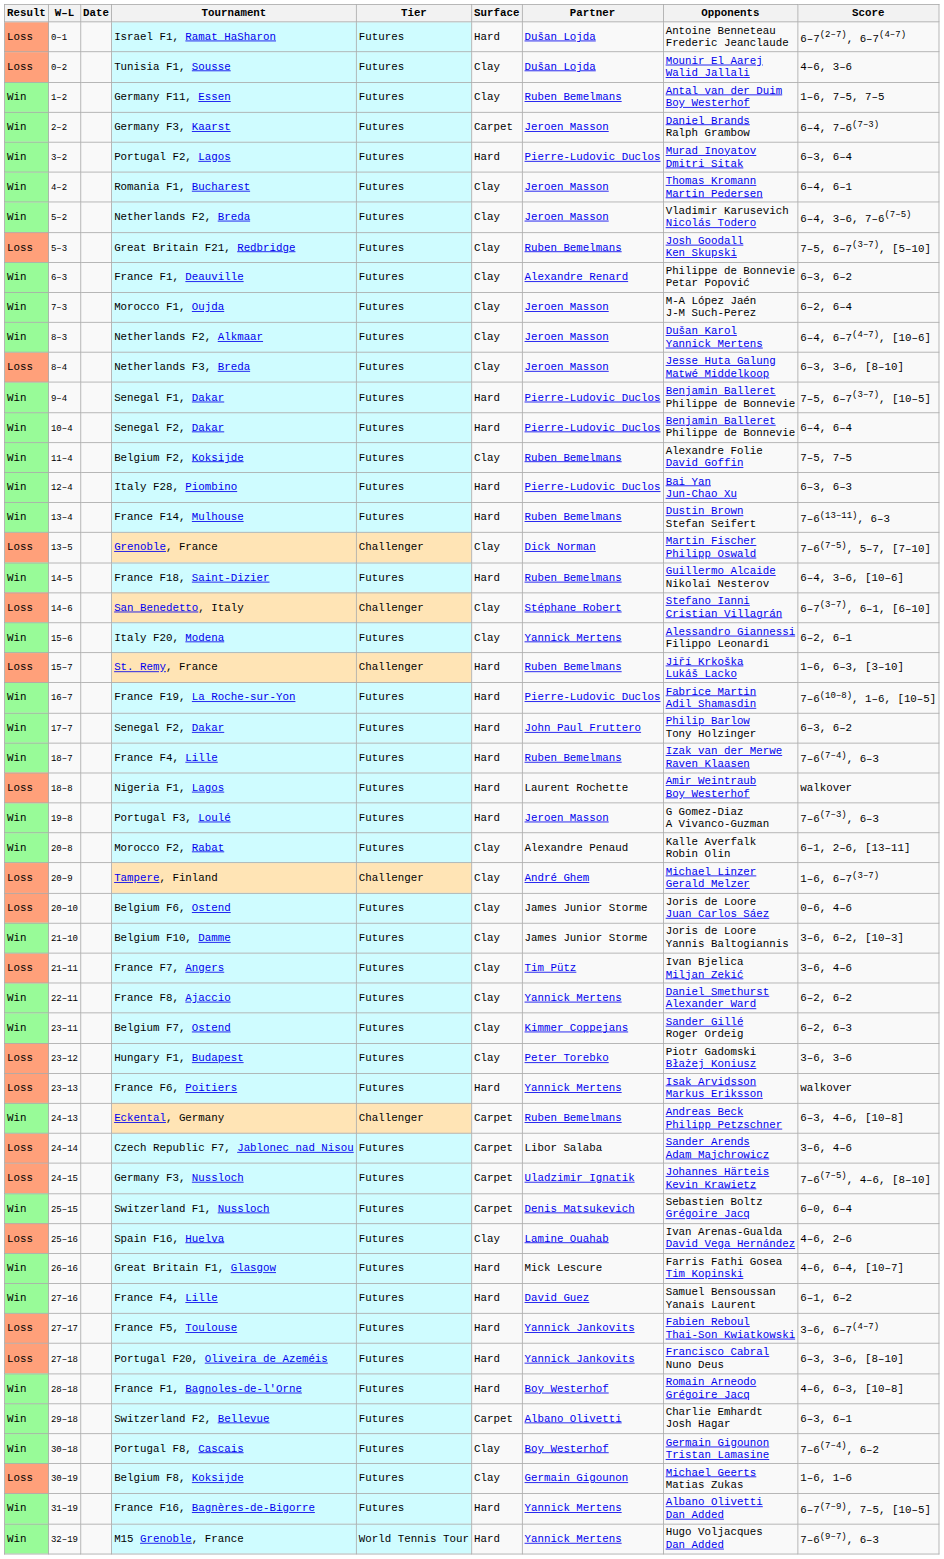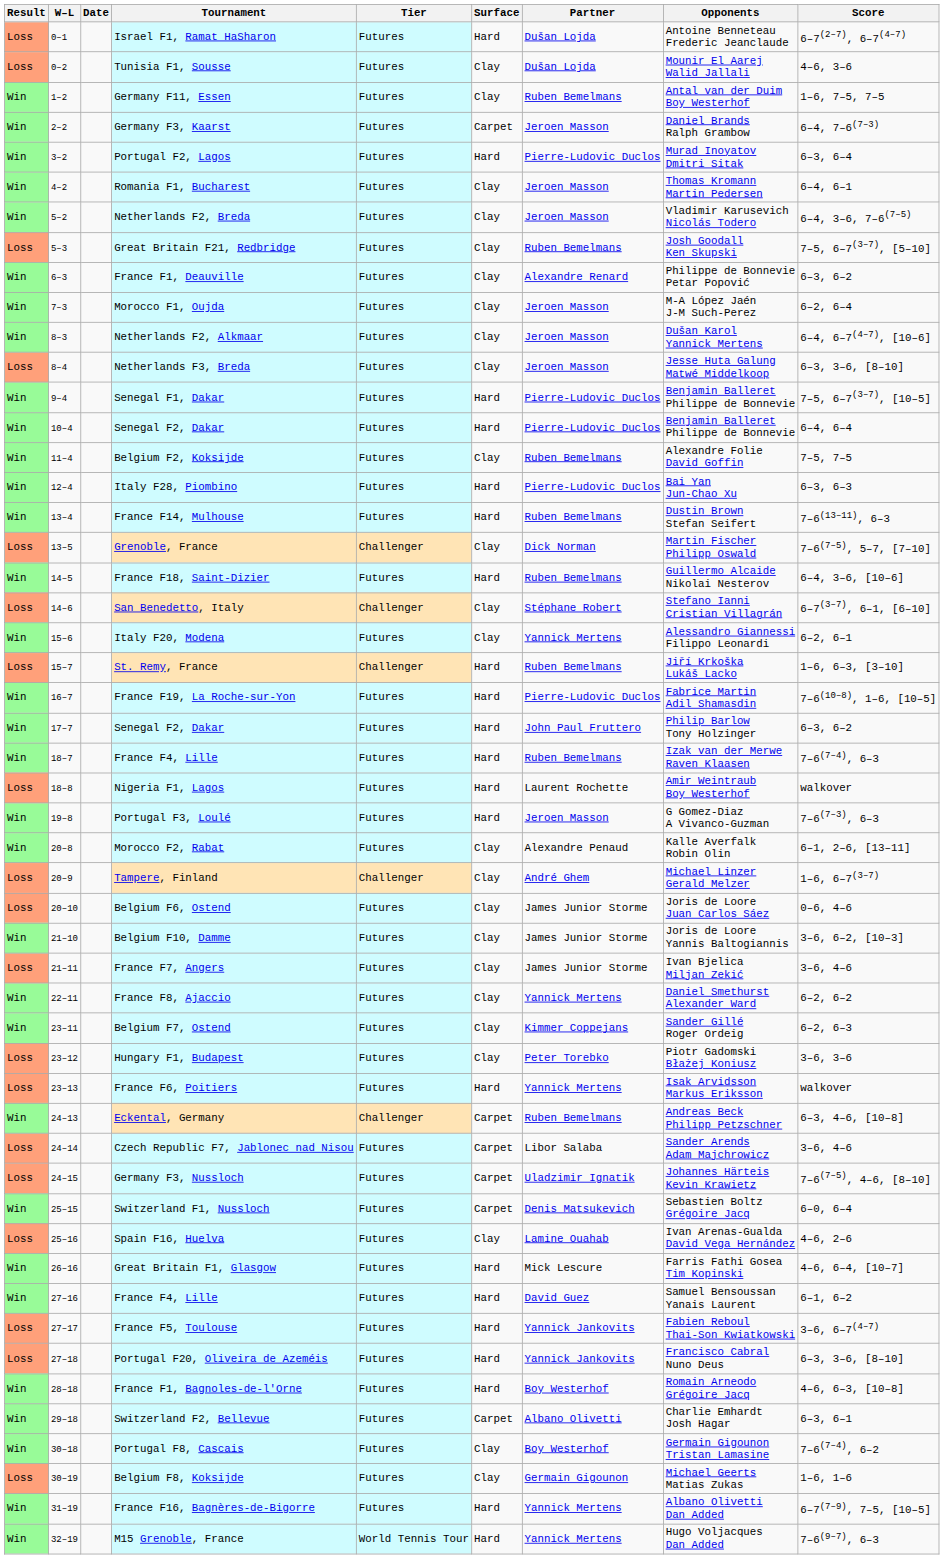(550, 968) Tim Pütz -> (586, 968) James Junior Storme
